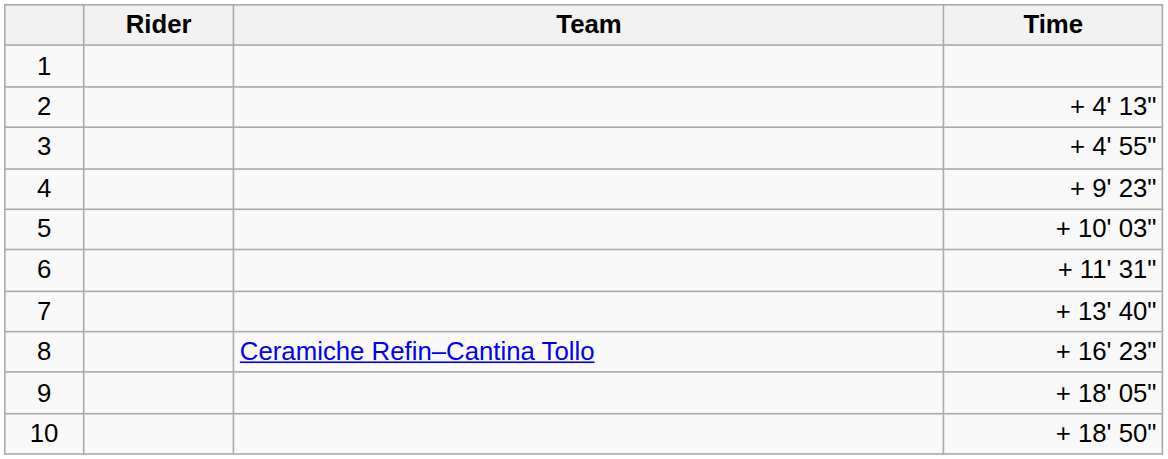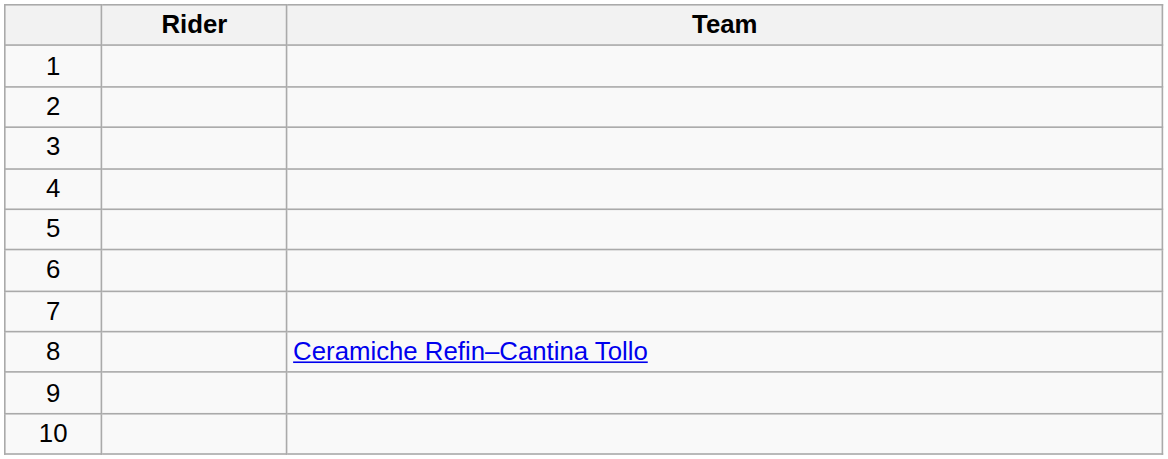- column: (1053, 24)
